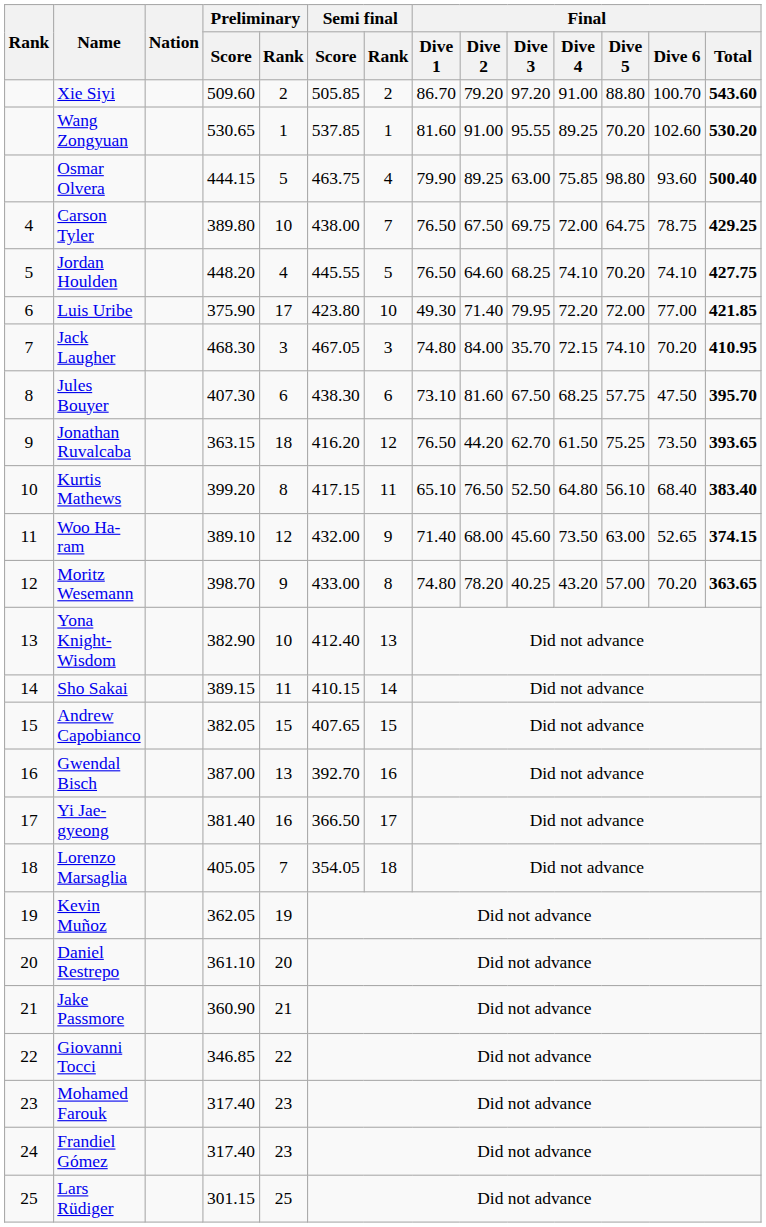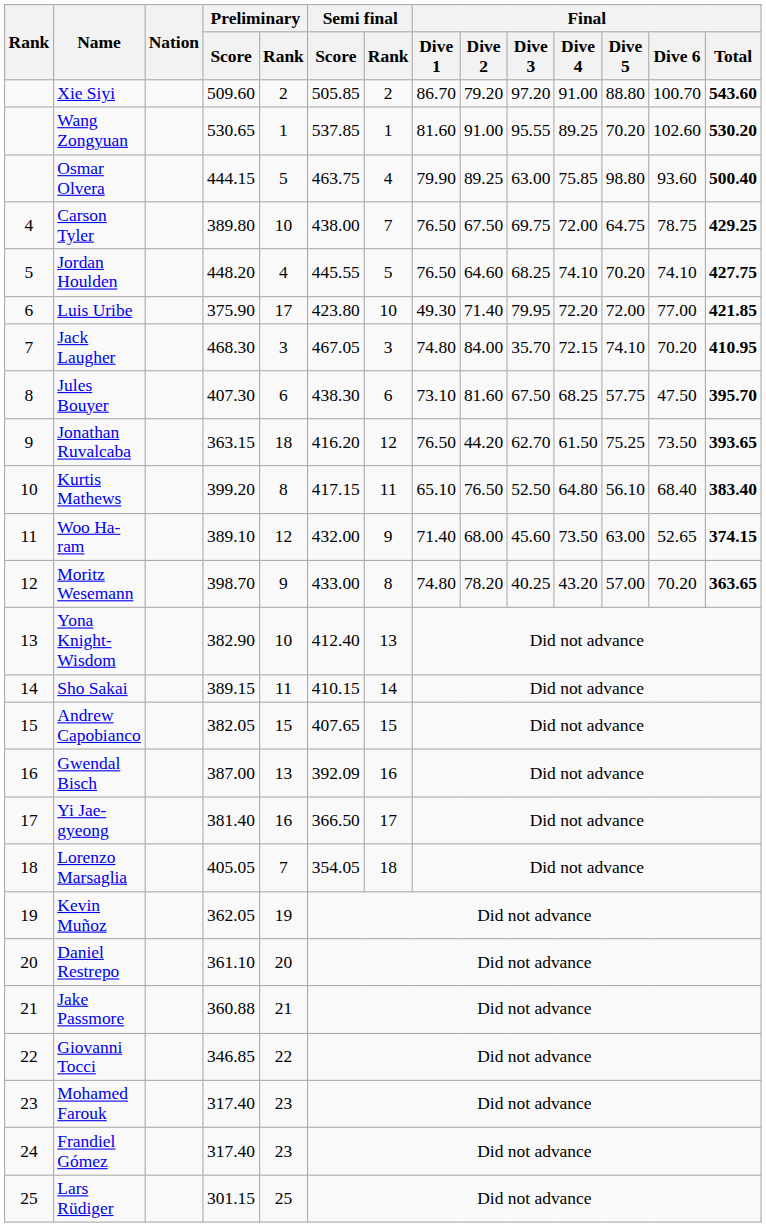(336, 773) 392.70 -> (336, 773) 392.09
(231, 1009) 360.90 -> (231, 1009) 360.88
